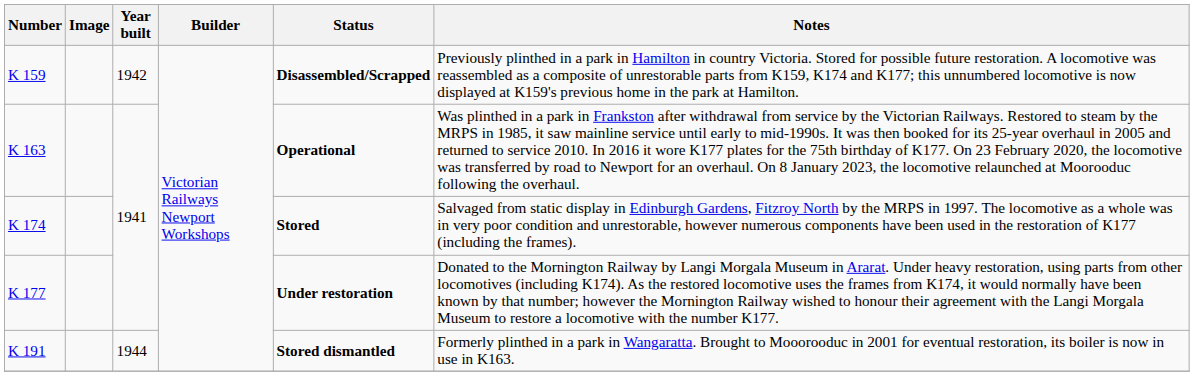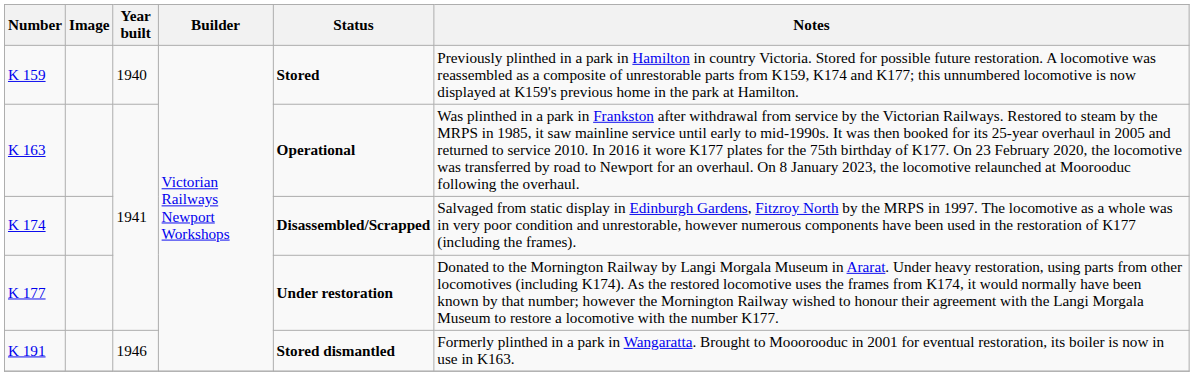(132, 74) 1942 -> (132, 74) 1940
(353, 74) Disassembled/Scrapped -> (298, 74) Stored
(298, 225) Stored -> (353, 225) Disassembled/Scrapped
(132, 350) 1944 -> (132, 350) 1946
